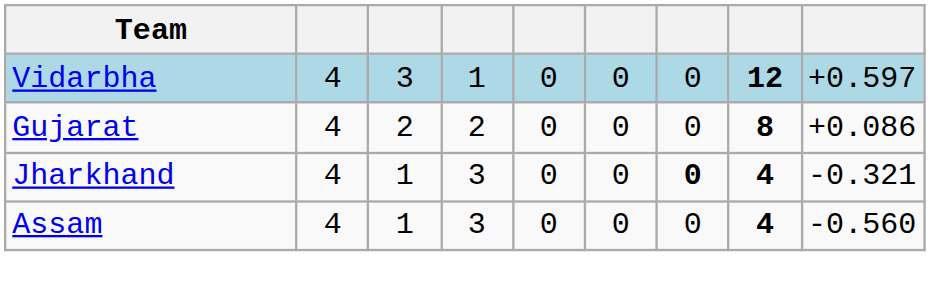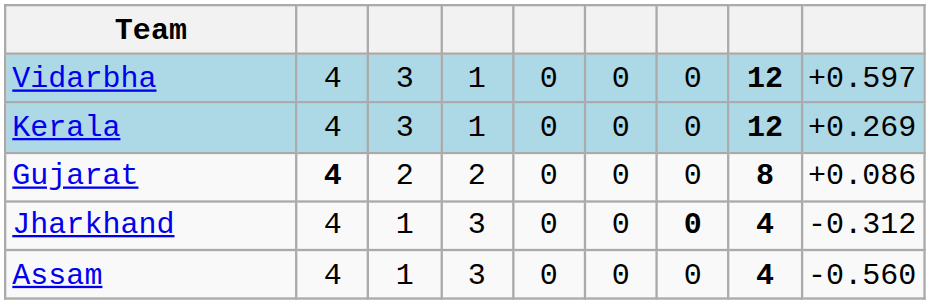+ row: (66, 128)
(333, 128) normal -> (333, 176) bold
(862, 176) -0.321 -> (862, 225) -0.312
